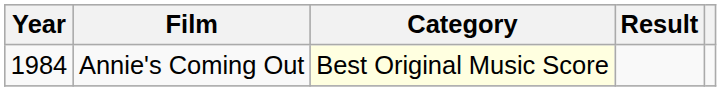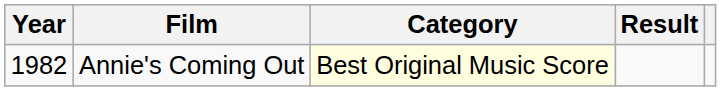(39, 65) 1984 -> (39, 65) 1982
